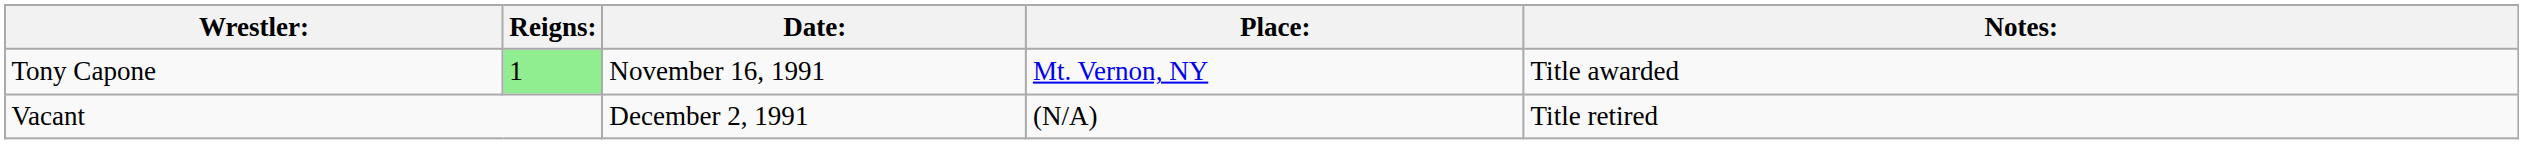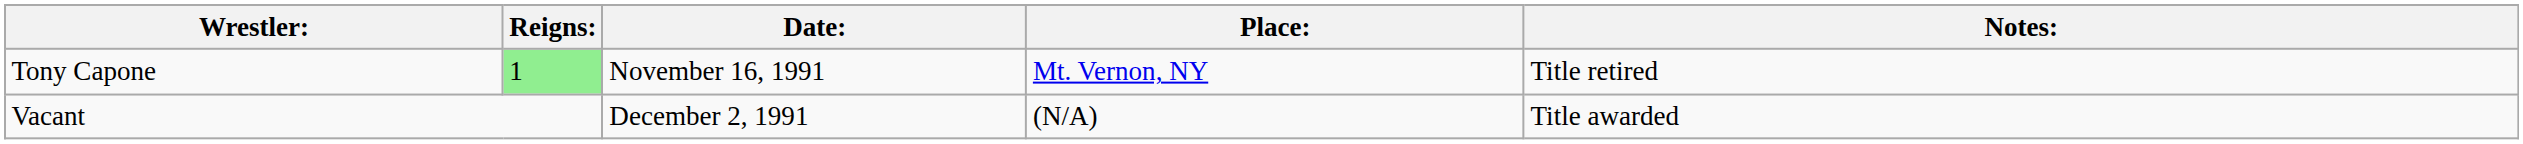(1605, 71) Title awarded -> (1594, 71) Title retired
(1594, 115) Title retired -> (1605, 115) Title awarded
